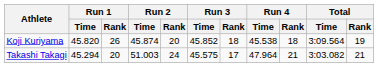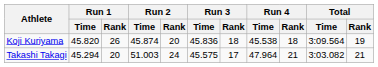(204, 41) 45.852 -> (204, 41) 45.836
